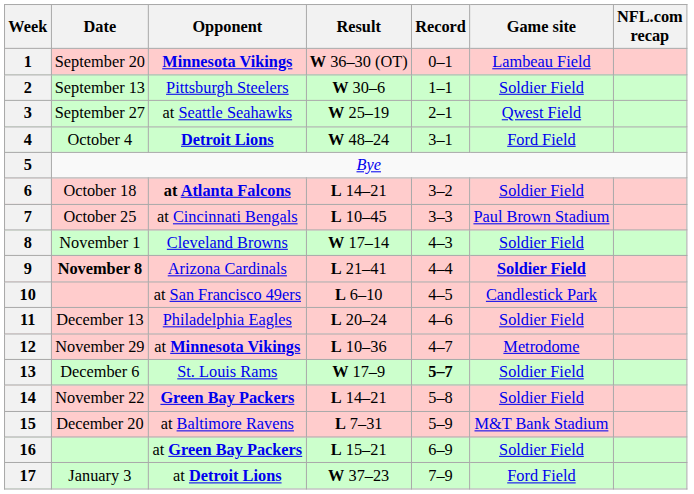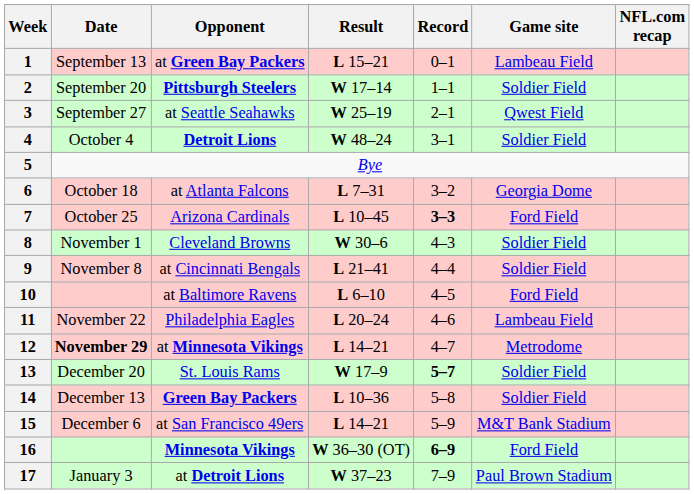(100, 61) September 20 -> (101, 61) September 13
(227, 61) Minnesota Vikings -> (230, 61) at Green Bay Packers
(359, 61) W 36–30 (OT) -> (361, 61) L 15–21
(100, 87) September 13 -> (101, 87) September 20
(227, 87) normal -> (230, 87) bold
(359, 87) W 30–6 -> (361, 87) W 17–14
(541, 139) Ford Field -> (544, 139) Soldier Field
(227, 191) bold -> (230, 191) normal
(359, 191) L 14–21 -> (361, 191) L 7–31
(541, 191) Soldier Field -> (544, 191) Georgia Dome
(227, 216) at Cincinnati Bengals -> (230, 216) Arizona Cardinals
(441, 216) normal -> (443, 216) bold
(541, 216) Paul Brown Stadium -> (544, 216) Ford Field
(359, 242) W 17–14 -> (361, 242) W 30–6
(100, 268) bold -> (101, 268) normal
(227, 268) Arizona Cardinals -> (230, 268) at Cincinnati Bengals
(541, 268) bold -> (544, 268) normal
(227, 294) at San Francisco 49ers -> (230, 294) at Baltimore Ravens
(541, 294) Candlestick Park -> (544, 294) Ford Field
(100, 320) December 13 -> (101, 320) November 22
(541, 320) Soldier Field -> (544, 320) Lambeau Field
(100, 346) normal -> (101, 346) bold
(359, 346) L 10–36 -> (361, 346) L 14–21
(100, 372) December 6 -> (101, 372) December 20
(100, 398) November 22 -> (101, 398) December 13
(359, 398) L 14–21 -> (361, 398) L 10–36
(100, 424) December 20 -> (101, 424) December 6
(227, 424) at Baltimore Ravens -> (230, 424) at San Francisco 49ers
(359, 424) L 7–31 -> (361, 424) L 14–21
(227, 449) at Green Bay Packers -> (230, 449) Minnesota Vikings
(359, 449) L 15–21 -> (361, 449) W 36–30 (OT)
(441, 449) normal -> (443, 449) bold
(541, 449) Soldier Field -> (544, 449) Ford Field
(541, 475) Ford Field -> (544, 475) Paul Brown Stadium
